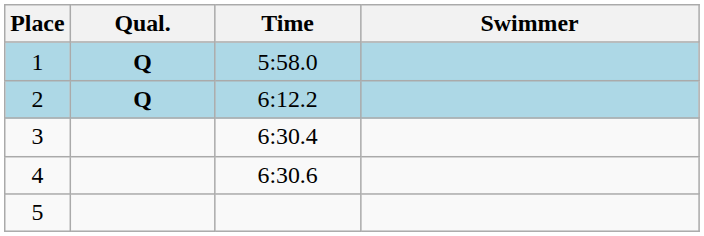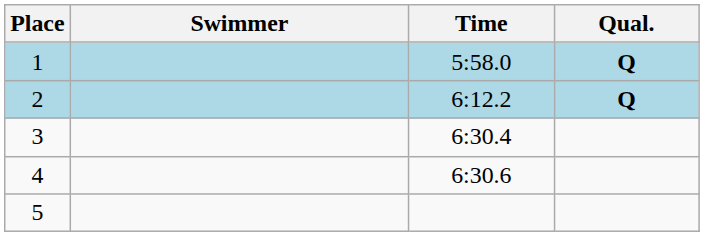columns swapped: (530, 23) <-> (143, 23)
